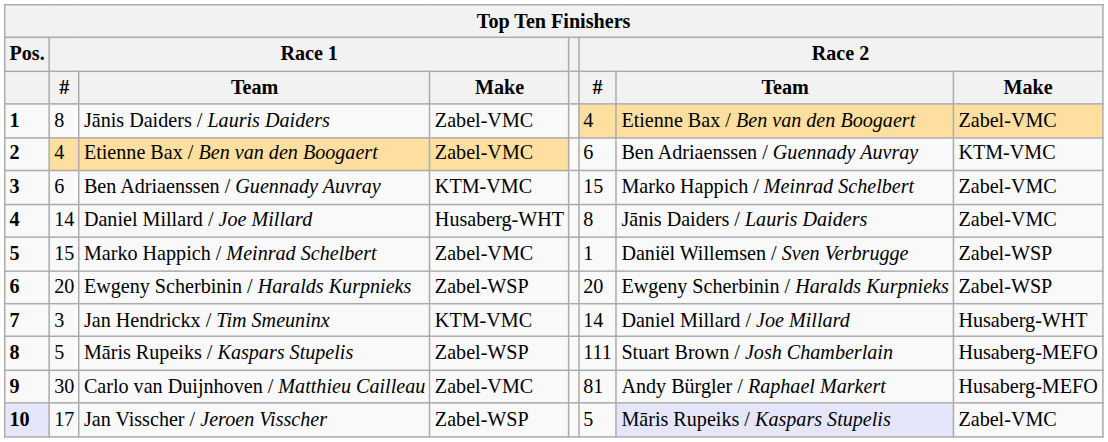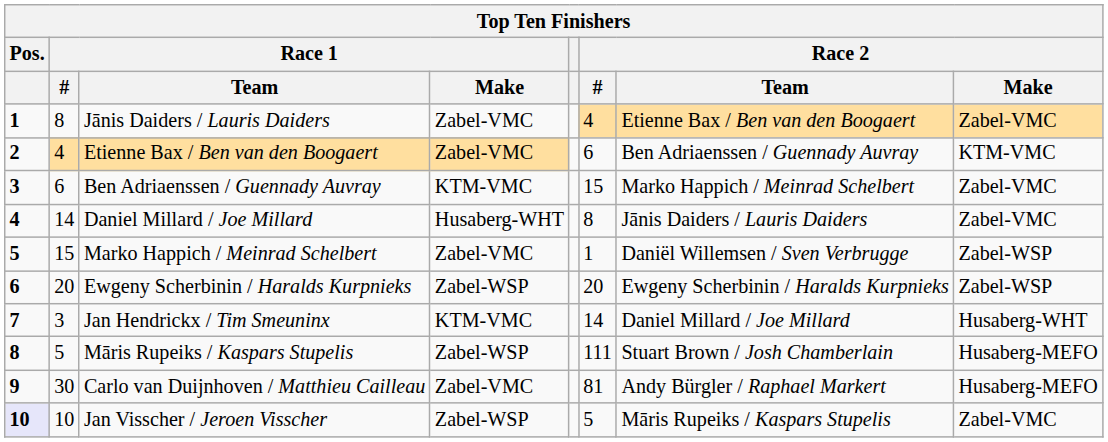(64, 419) 17 -> (64, 419) 10
(756, 419) lavender background -> (756, 419) no background
